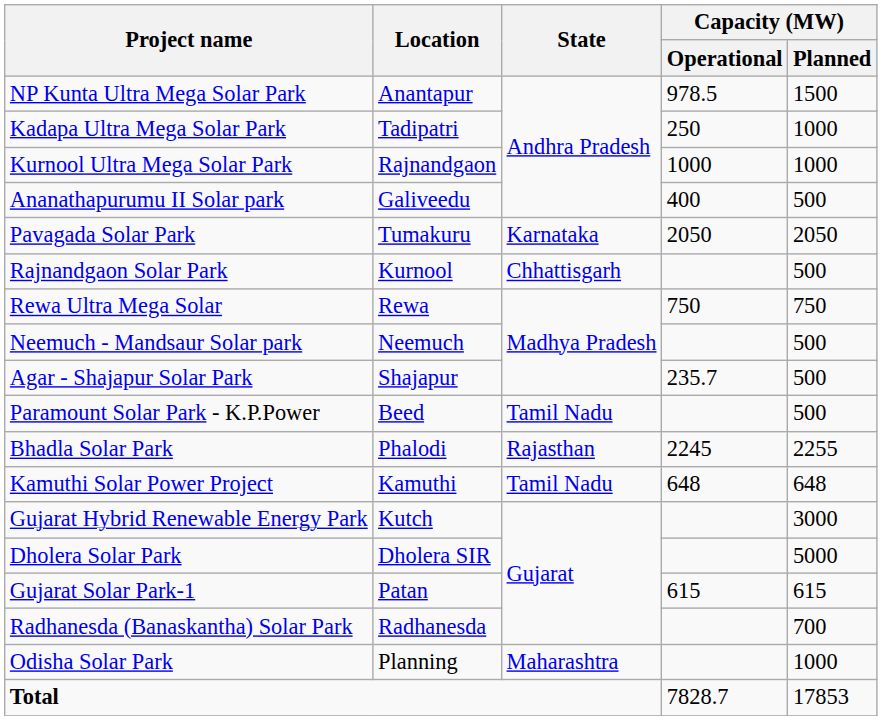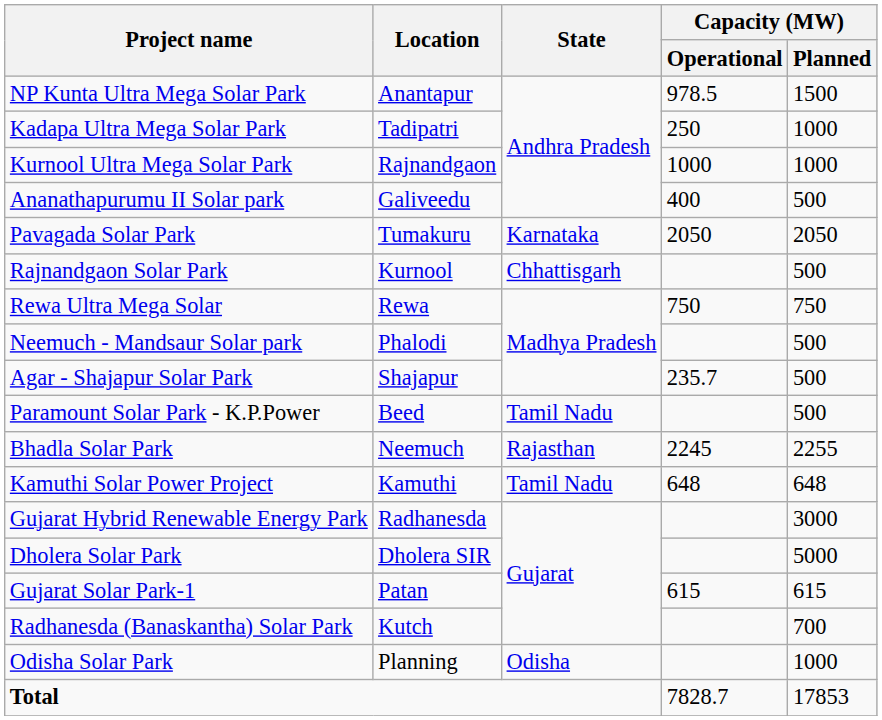(421, 341) Neemuch -> (412, 341) Phalodi
(412, 448) Phalodi -> (421, 448) Neemuch
(405, 519) Kutch -> (432, 519) Radhanesda
(432, 626) Radhanesda -> (405, 626) Kutch
(563, 661) Maharashtra -> (538, 661) Odisha
